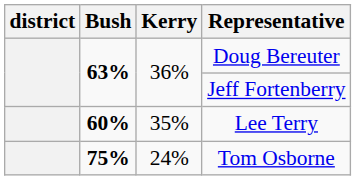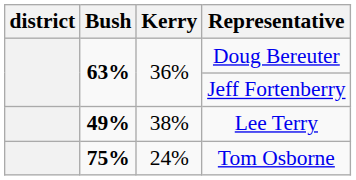(108, 123) 60% -> (108, 123) 49%
(169, 123) 35% -> (169, 123) 38%
